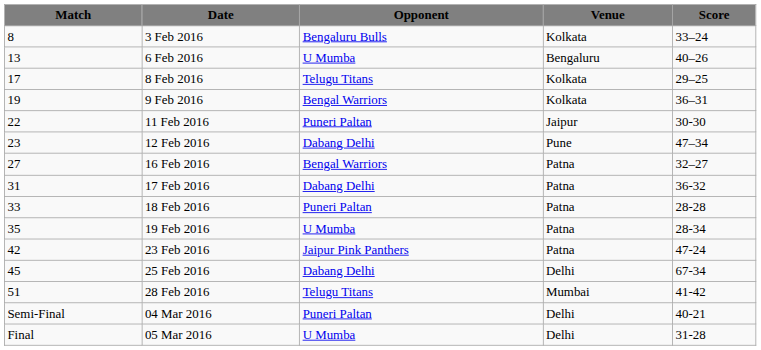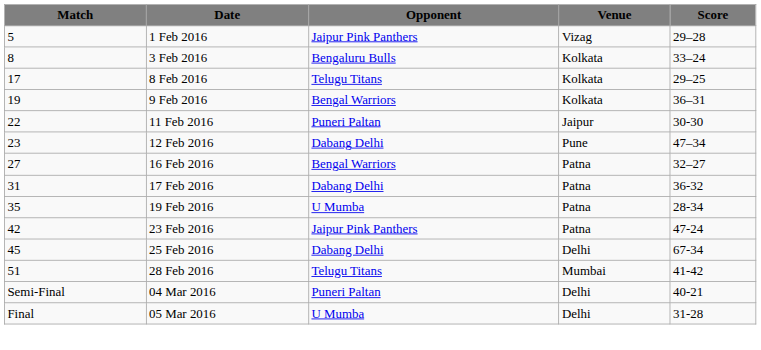+ row: (178, 36)
- row: (174, 57)
- row: (177, 207)
